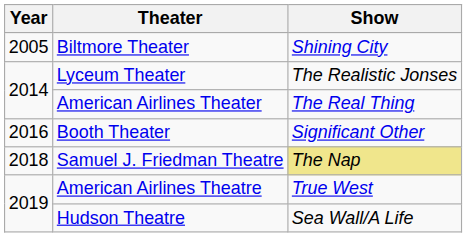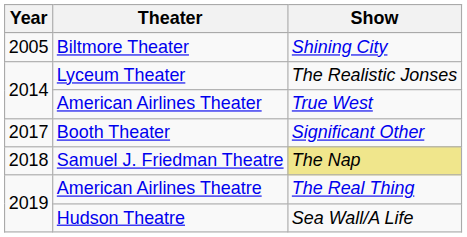(353, 103) The Real Thing -> (332, 103) True West
(29, 132) 2016 -> (29, 132) 2017
(332, 189) True West -> (353, 189) The Real Thing
